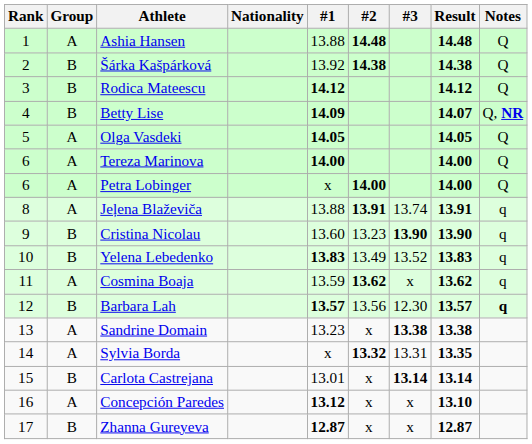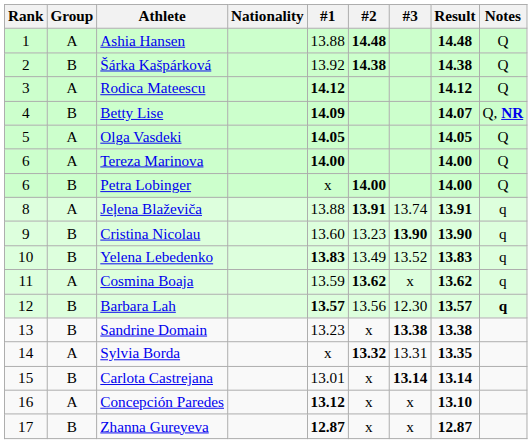(72, 88) B -> (72, 88) A
(72, 185) A -> (72, 185) B
(72, 329) A -> (72, 329) B
